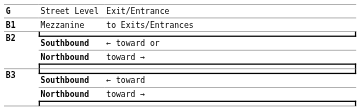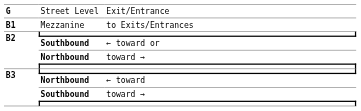(65, 81) Southbound -> (65, 81) Northbound
(65, 94) Northbound -> (65, 94) Southbound
